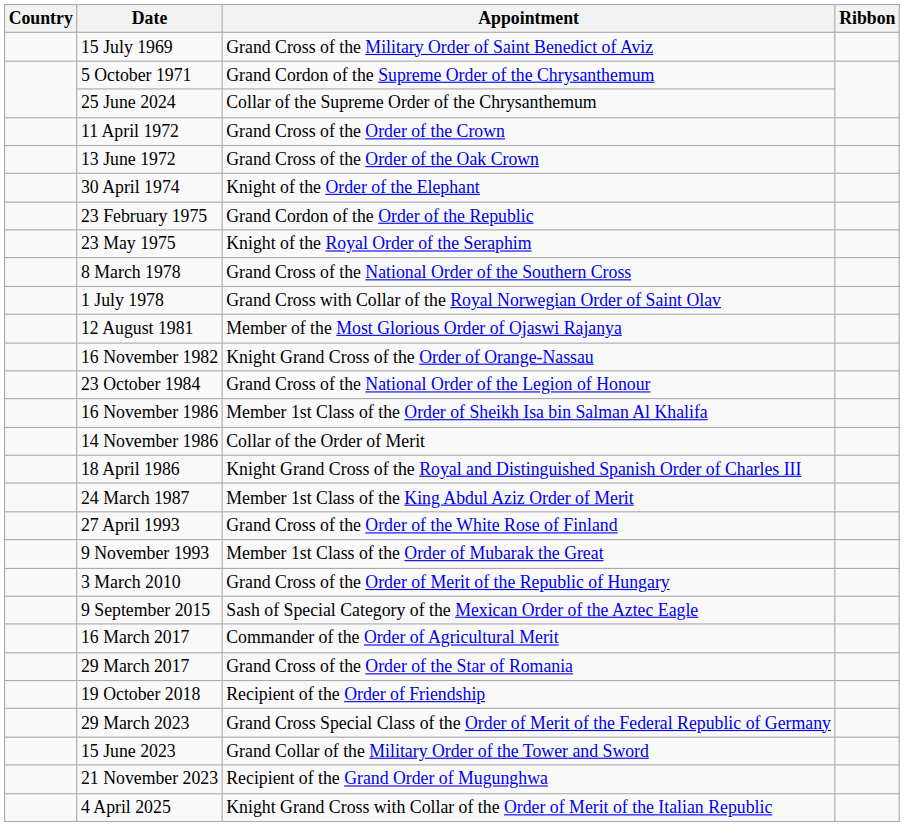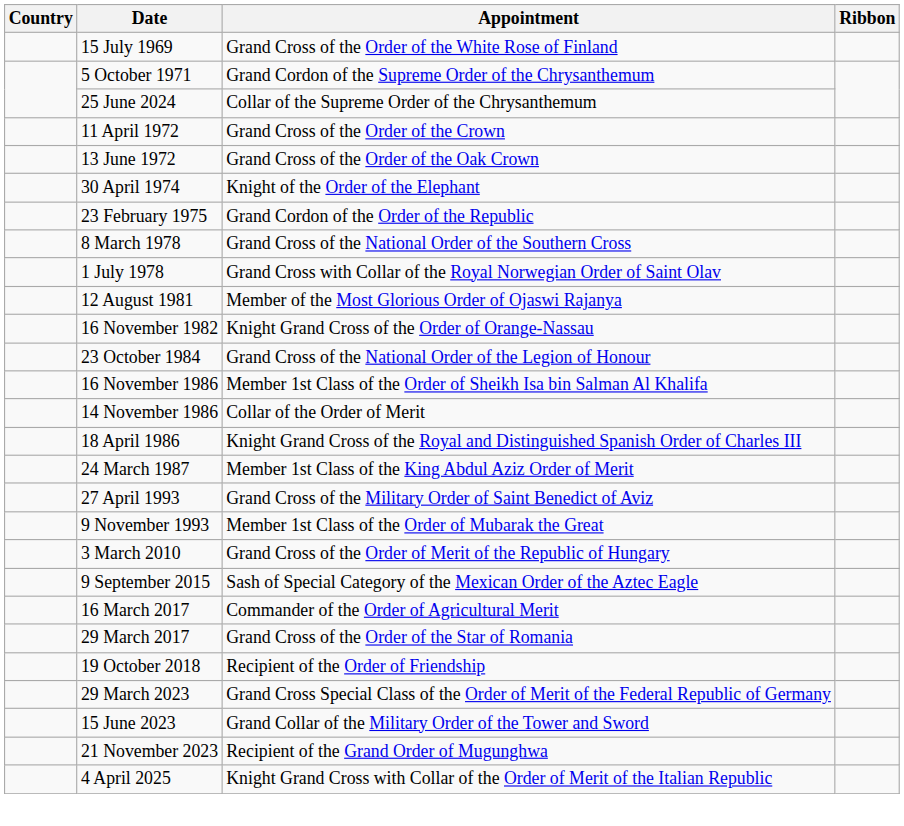(440, 46) Grand Cross of the Military Order of Saint Benedict of Aviz -> (422, 46) Grand Cross of the Order of the White Rose of Finland
- row: (128, 243)
(422, 525) Grand Cross of the Order of the White Rose of Finland -> (440, 497) Grand Cross of the Military Order of Saint Benedict of Aviz
